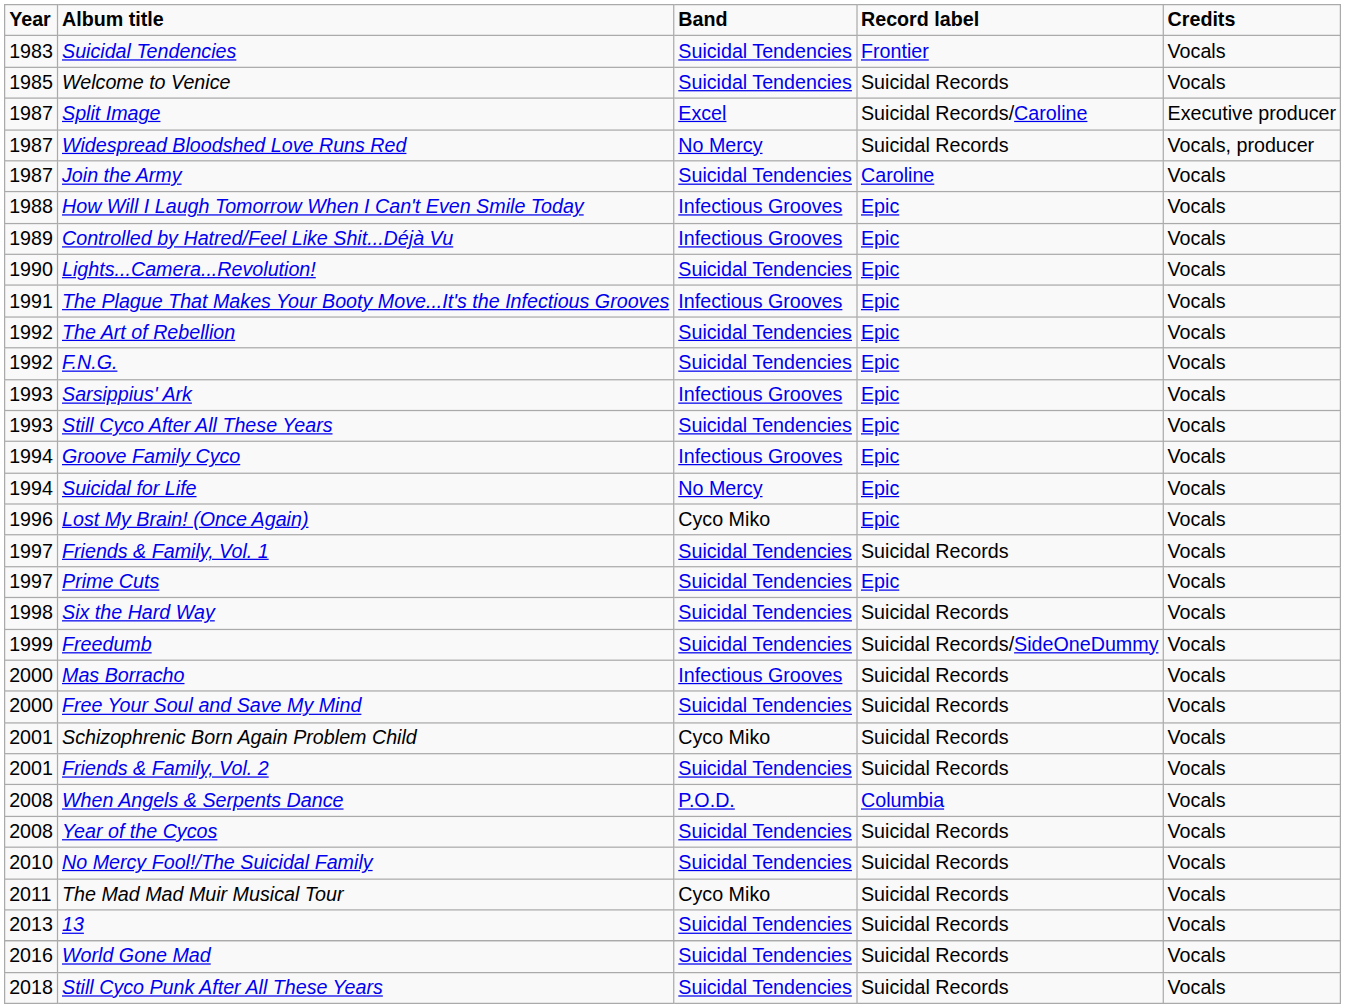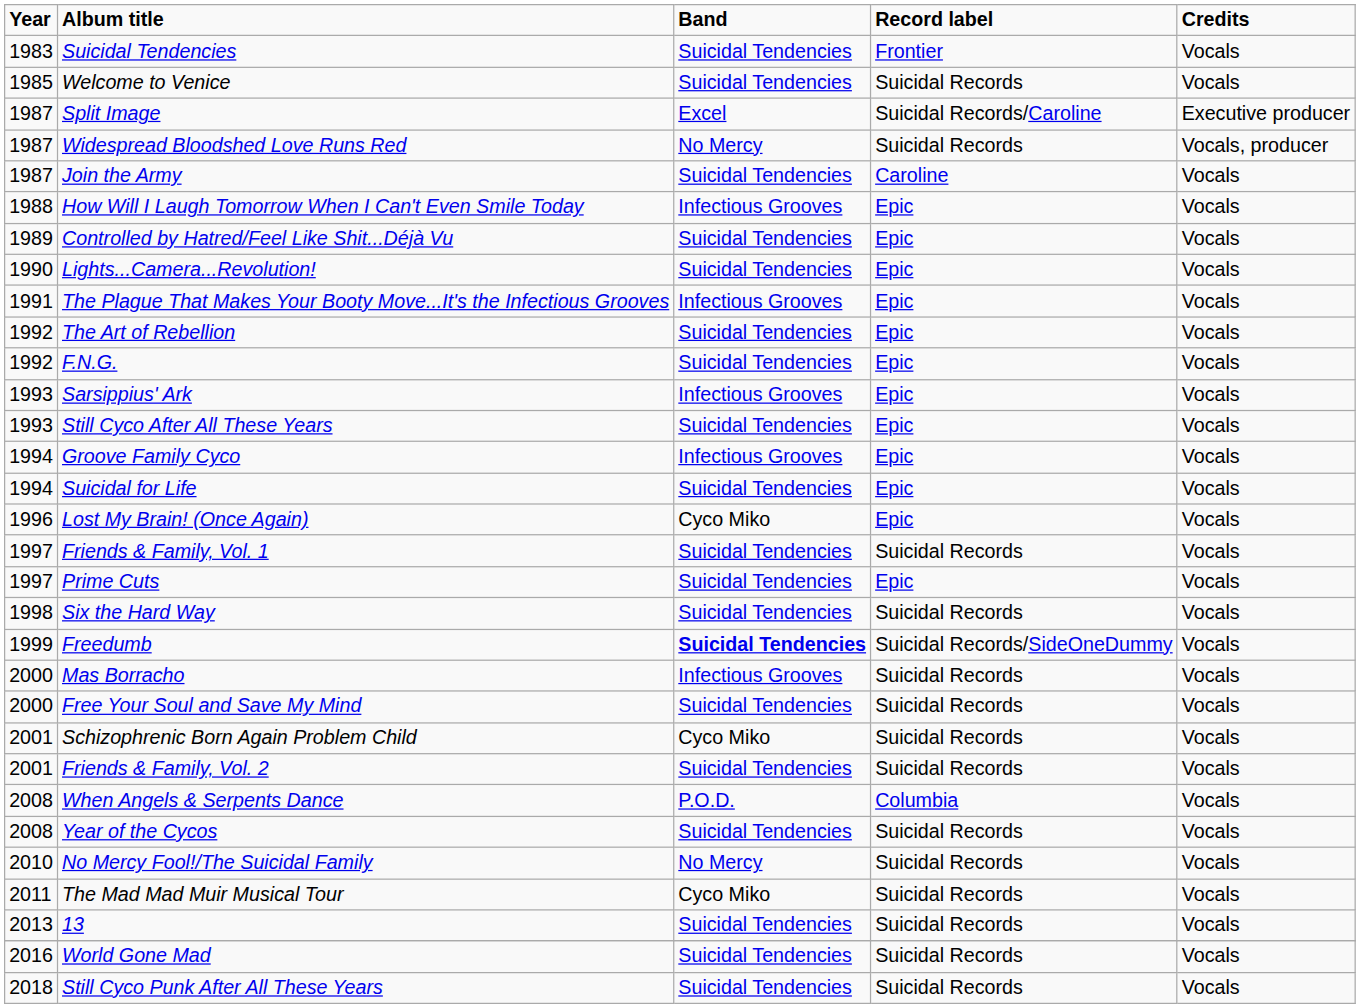(760, 238) Infectious Grooves -> (765, 238) Suicidal Tendencies
(720, 488) No Mercy -> (765, 488) Suicidal Tendencies
(765, 644) normal -> (772, 644) bold
(765, 862) Suicidal Tendencies -> (720, 862) No Mercy
